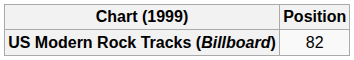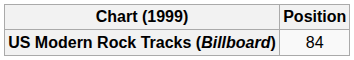(315, 42) 82 -> (315, 42) 84
